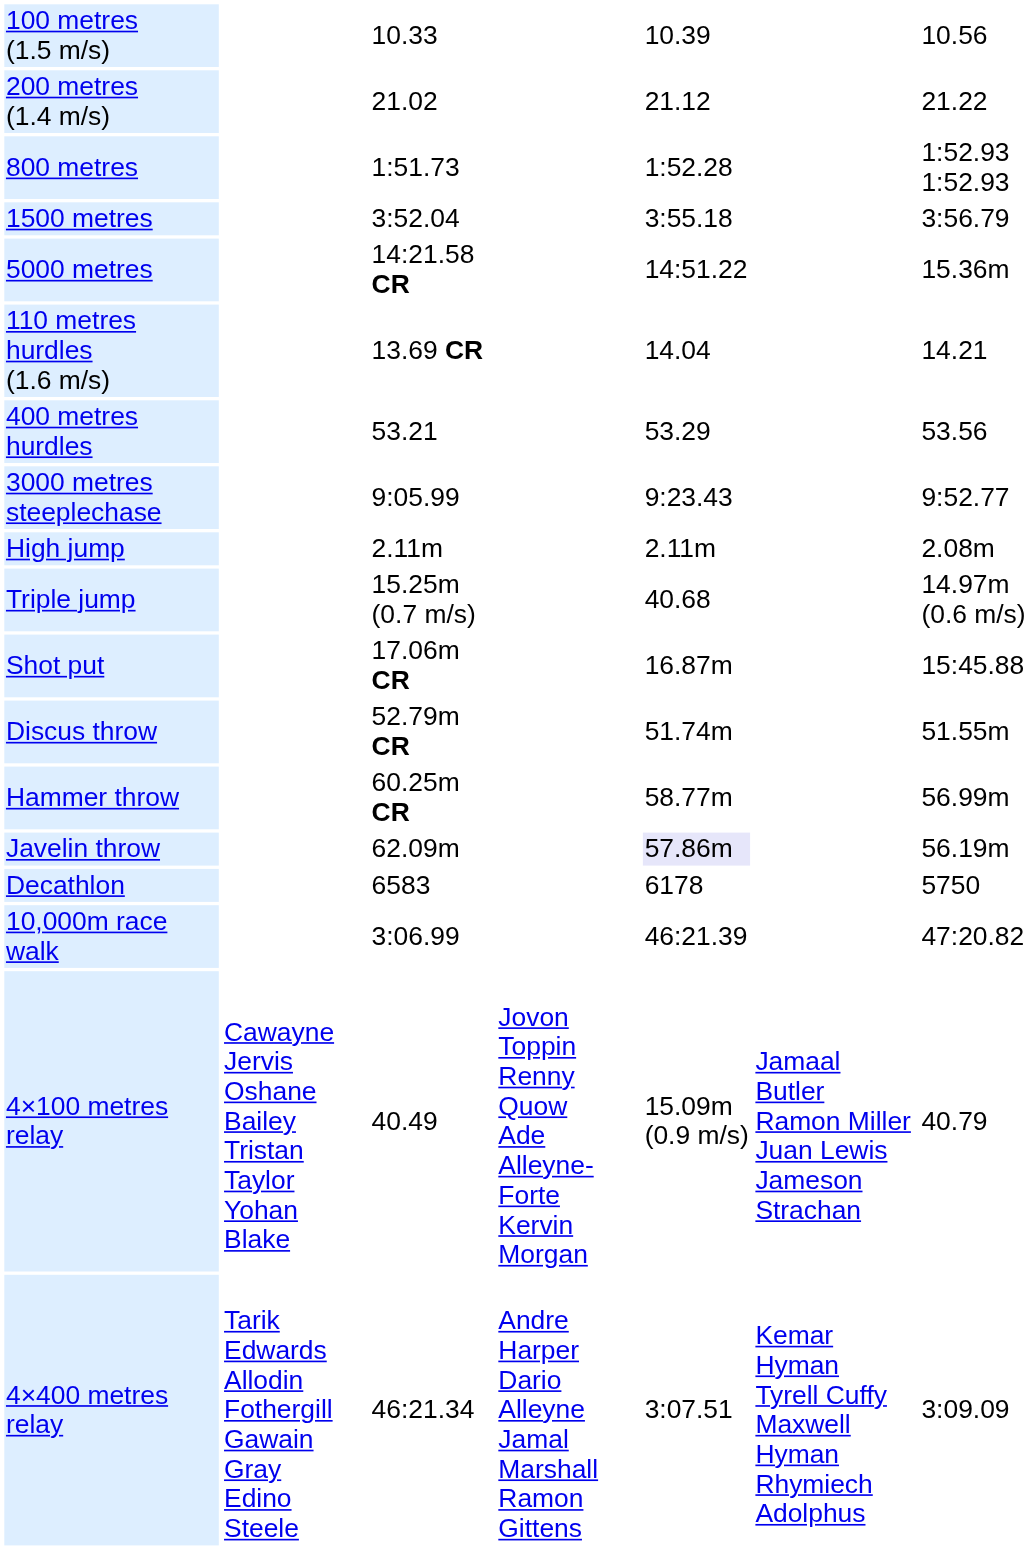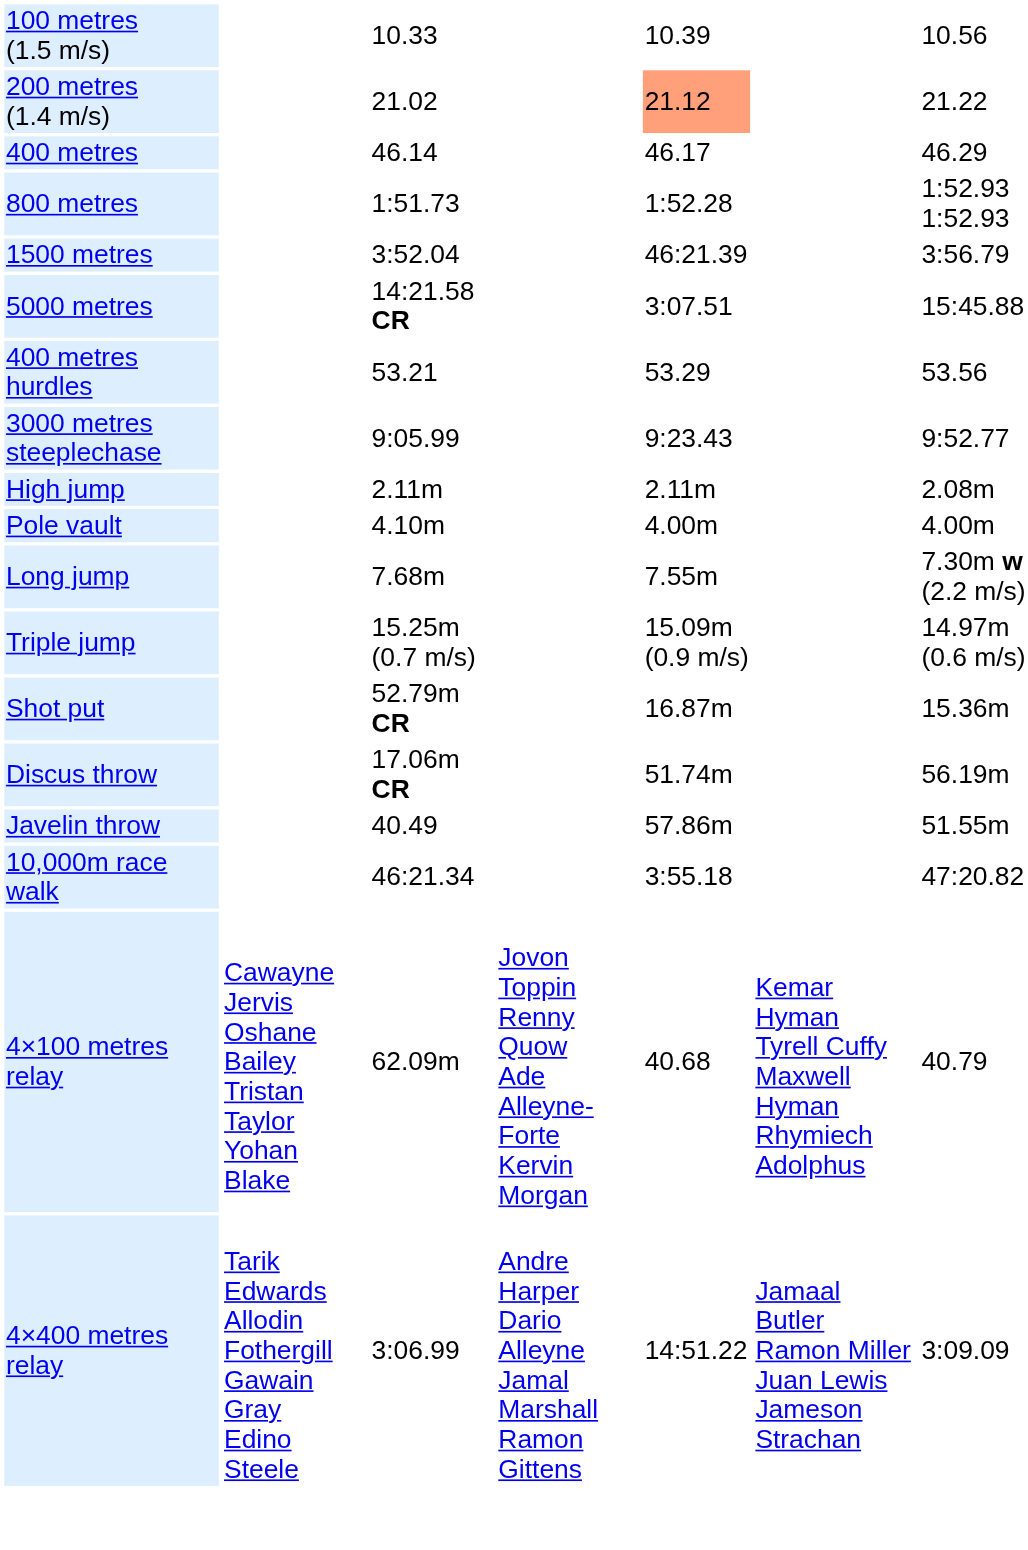(678, 101) no background -> (678, 101) lightsalmon background
+ row: (72, 152)
(689, 218) 3:55.18 -> (696, 254) 46:21.39
(696, 269) 14:51.22 -> (689, 305) 3:07.51
(965, 269) 15.36m -> (973, 305) 15:45.88
- row: (71, 350)
+ row: (64, 525)
+ row: (68, 576)
(678, 599) 40.68 -> (697, 642) 15.09m (0.9 m/s)
(416, 665) 17.06m CR -> (416, 708) 52.79m CR
(973, 665) 15:45.88 -> (965, 708) 15.36m
(416, 731) 52.79m CR -> (416, 774) 17.06m CR
(965, 731) 51.55m -> (965, 774) 56.19m
- row: (92, 797)
(416, 848) 62.09m -> (405, 825) 40.49
(689, 848) lavender background -> (689, 825) no background
(965, 848) 56.19m -> (965, 825) 51.55m
- row: (65, 885)
(416, 936) 3:06.99 -> (423, 876) 46:21.34
(696, 936) 46:21.39 -> (689, 876) 3:55.18
(405, 1121) 40.49 -> (416, 1061) 62.09m
(697, 1121) 15.09m (0.9 m/s) -> (678, 1061) 40.68
(833, 1135) Jamaal Butler Ramon Miller Juan Lewis Jameson Strachan -> (821, 1076) Kemar Hyman Tyrell Cuffy Maxwell Hyman Rhymiech Adolphus
(423, 1409) 46:21.34 -> (416, 1350) 3:06.99
(689, 1409) 3:07.51 -> (696, 1350) 14:51.22
(821, 1424) Kemar Hyman Tyrell Cuffy Maxwell Hyman Rhymiech Adolphus -> (833, 1365) Jamaal Butler Ramon Miller Juan Lewis Jameson Strachan
